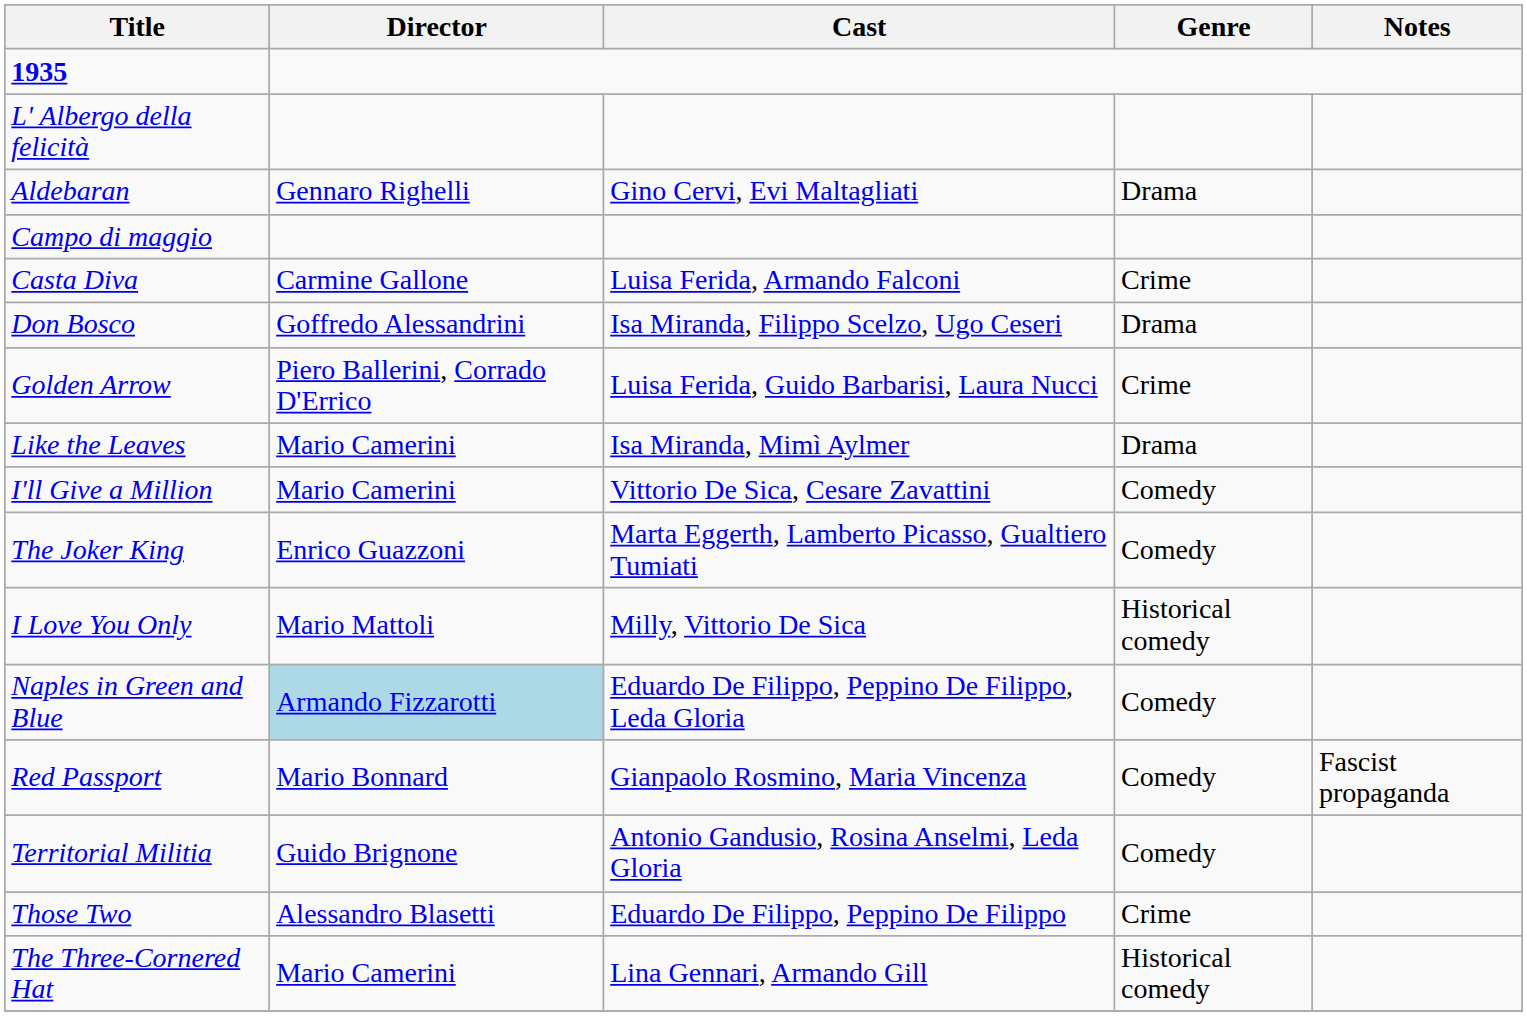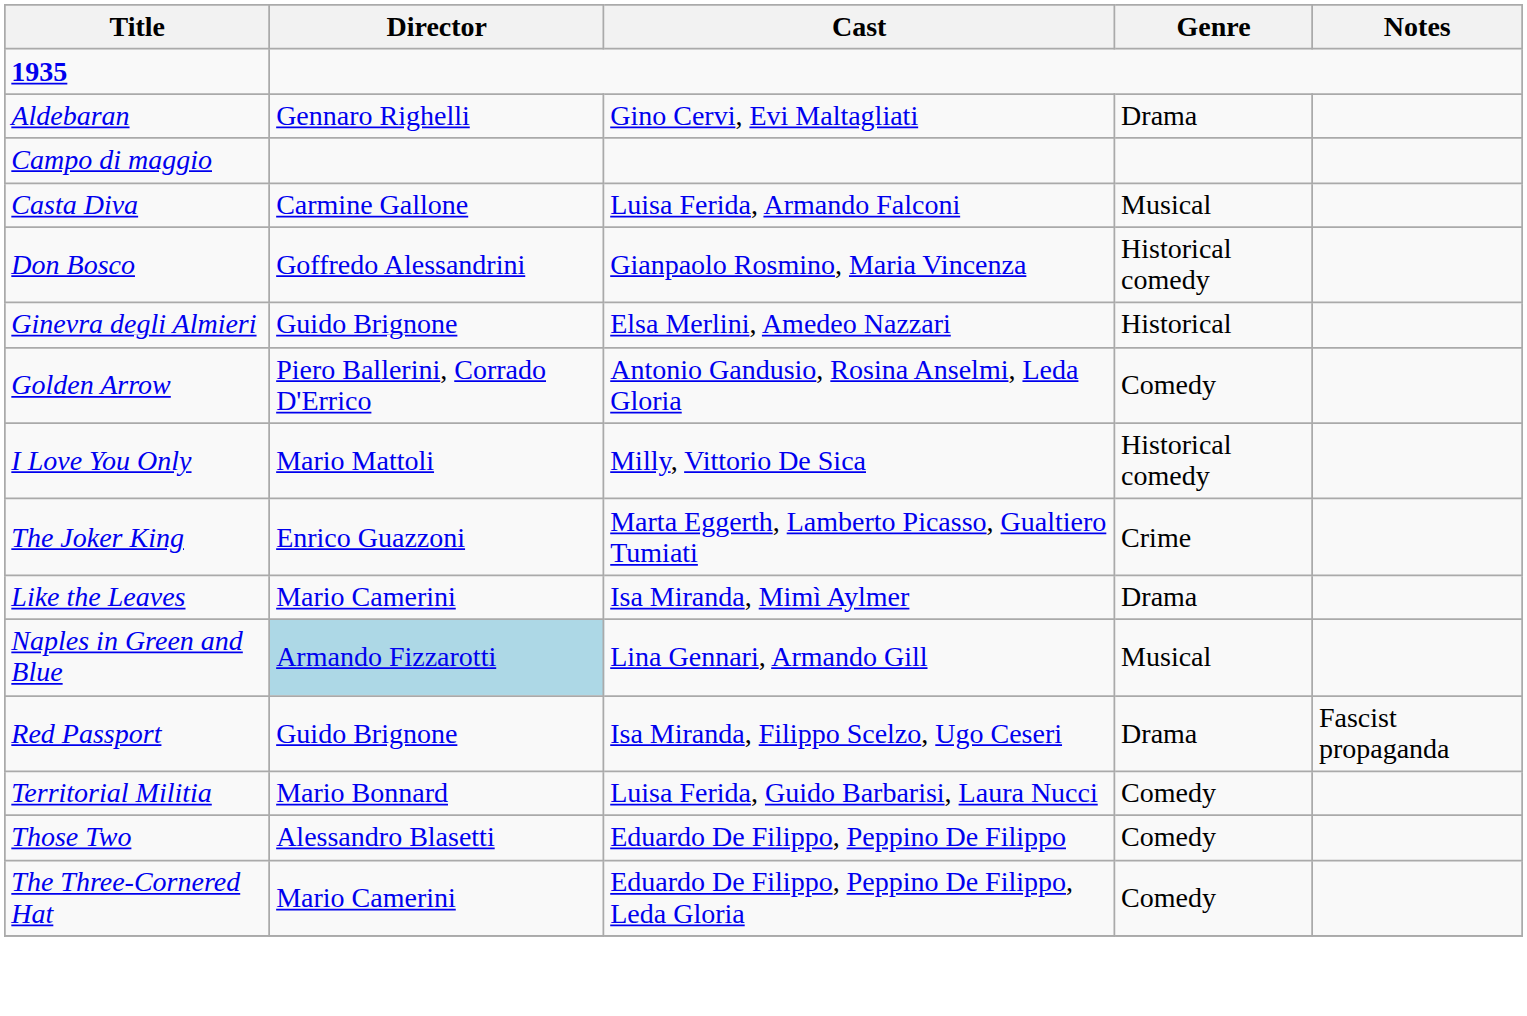- row: (101, 131)
(1156, 280) Crime -> (1166, 204) Musical
(836, 324) Isa Miranda, Filippo Scelzo, Ugo Ceseri -> (818, 264) Gianpaolo Rosmino, Maria Vincenza
(1159, 324) Drama -> (1176, 264) Historical comedy
+ row: (134, 324)
(854, 384) Luisa Ferida, Guido Barbarisi, Laura Nucci -> (844, 384) Antonio Gandusio, Rosina Anselmi, Leda Gloria
(1156, 384) Crime -> (1169, 384) Comedy
rows swapped: (101, 625) <-> (98, 444)
- row: (112, 489)
(1169, 549) Comedy -> (1156, 536) Crime
(842, 701) Eduardo De Filippo, Peppino De Filippo, Leda Gloria -> (769, 656) Lina Gennari, Armando Gill
(1169, 701) Comedy -> (1166, 656) Musical
(362, 777) Mario Bonnard -> (367, 732) Guido Brignone
(818, 777) Gianpaolo Rosmino, Maria Vincenza -> (836, 732) Isa Miranda, Filippo Scelzo, Ugo Ceseri
(1169, 777) Comedy -> (1159, 732) Drama
(367, 853) Guido Brignone -> (362, 792) Mario Bonnard
(844, 853) Antonio Gandusio, Rosina Anselmi, Leda Gloria -> (854, 792) Luisa Ferida, Guido Barbarisi, Laura Nucci
(1156, 913) Crime -> (1169, 837) Comedy
(769, 973) Lina Gennari, Armando Gill -> (842, 897) Eduardo De Filippo, Peppino De Filippo, Leda Gloria
(1176, 973) Historical comedy -> (1169, 897) Comedy
